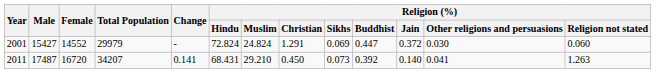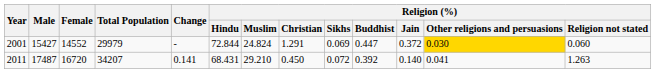(225, 44) 72.824 -> (225, 44) 72.844
(438, 44) no background -> (438, 44) gold background
(338, 60) 0.073 -> (338, 60) 0.072
